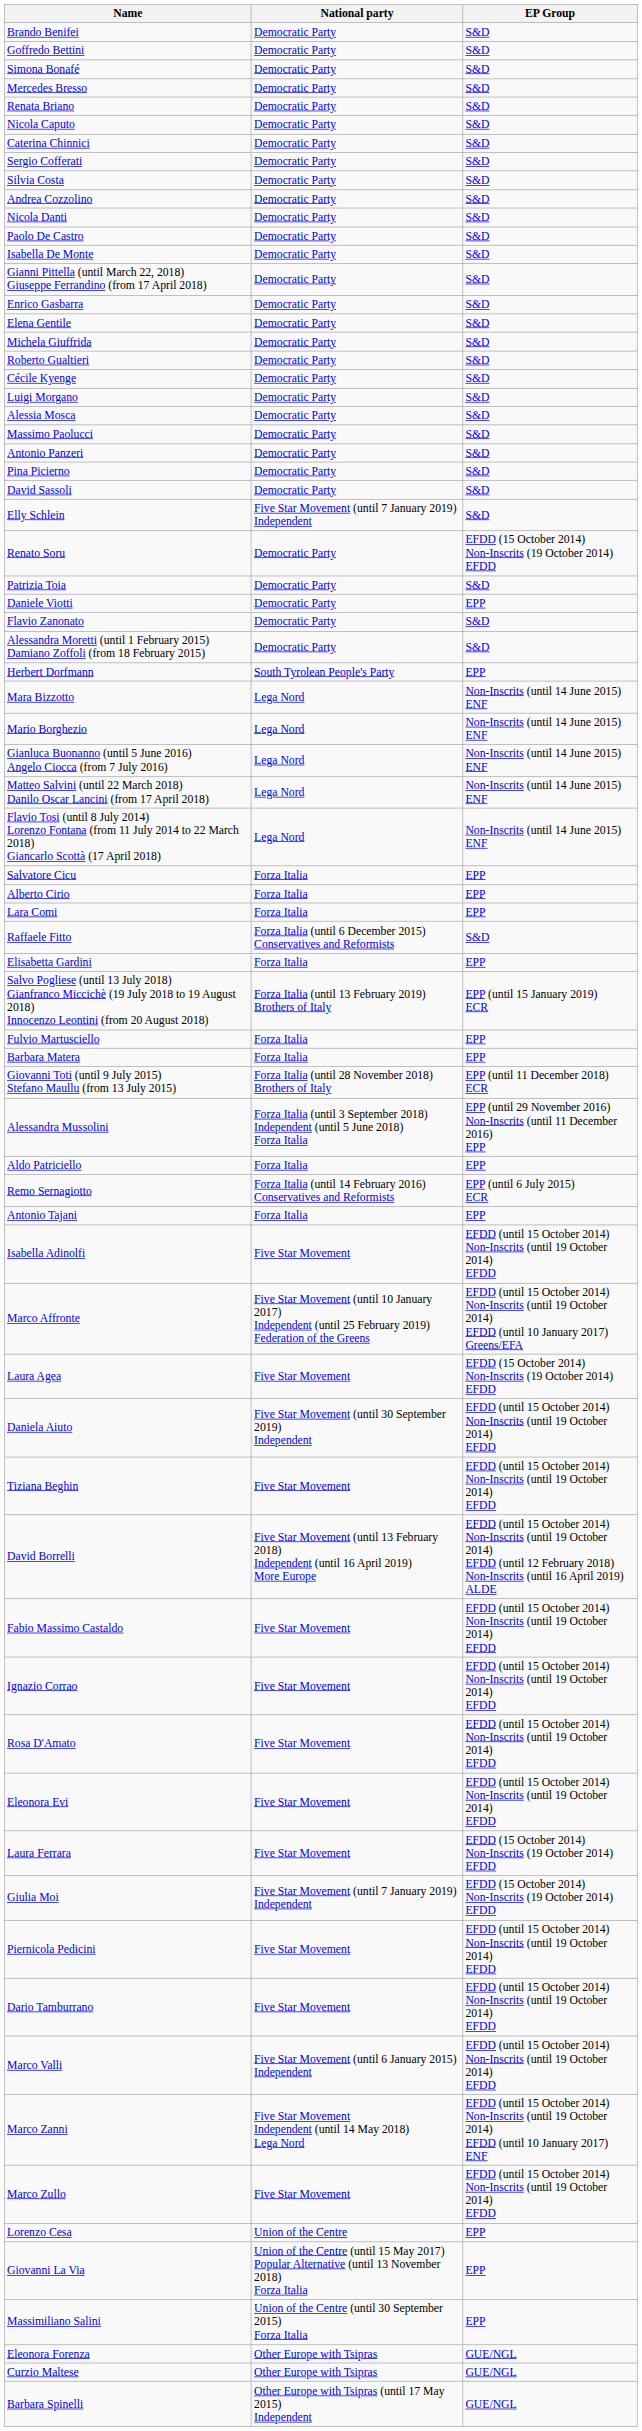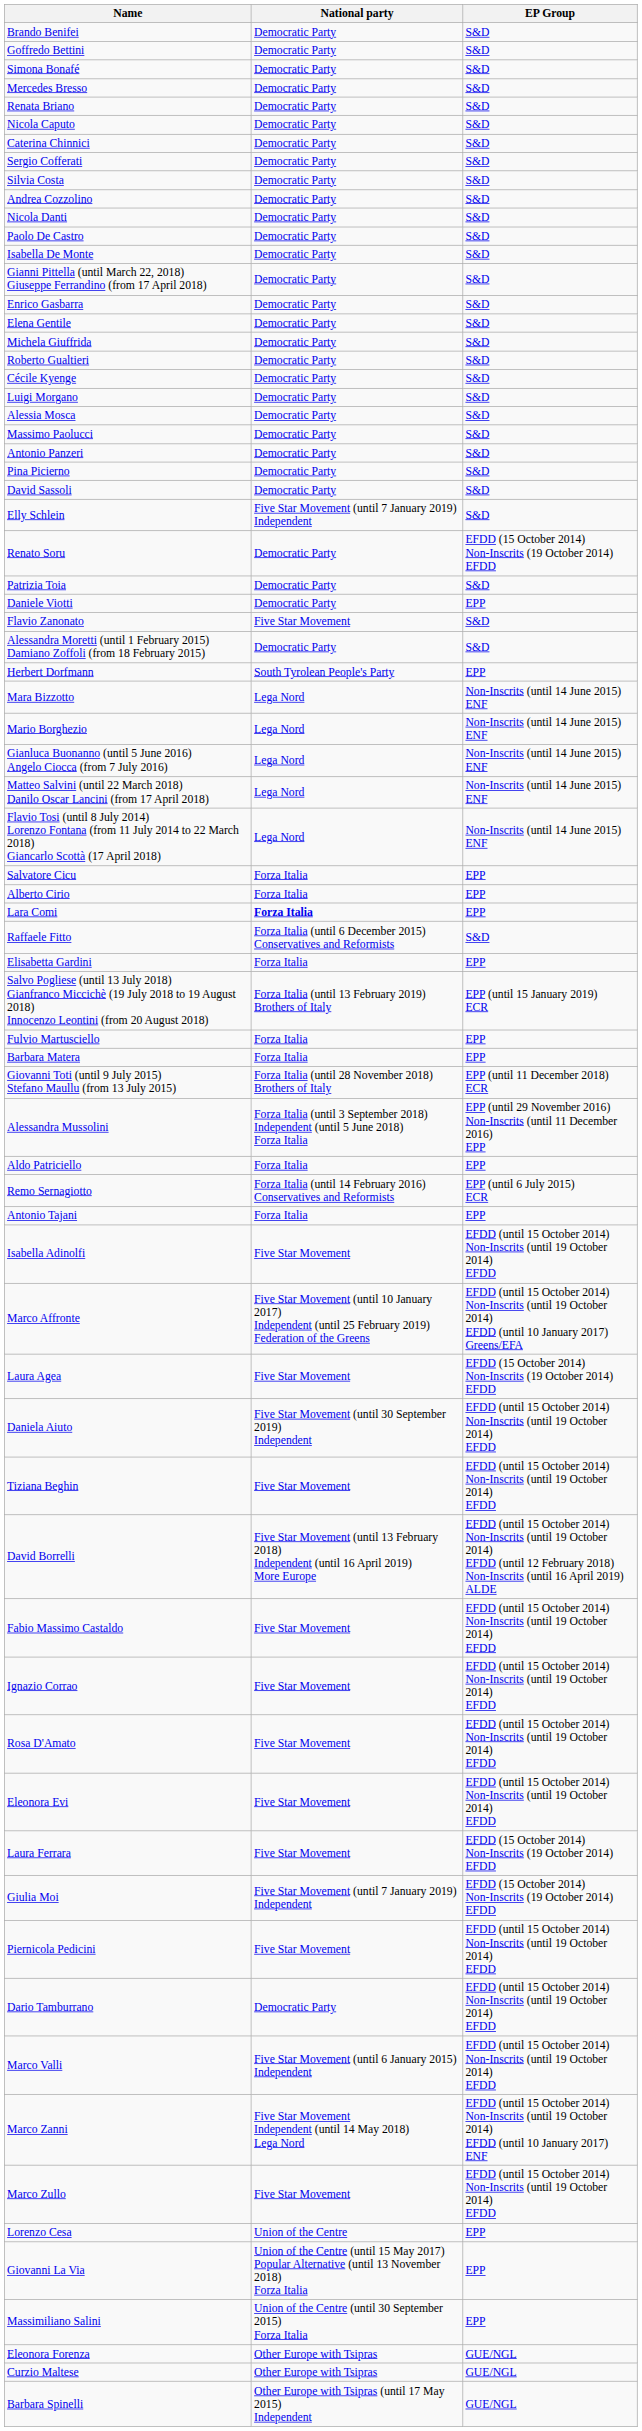(295, 622) Democratic Party -> (302, 622) Five Star Movement
(281, 912) normal -> (283, 912) bold
(302, 2007) Five Star Movement -> (295, 2007) Democratic Party
